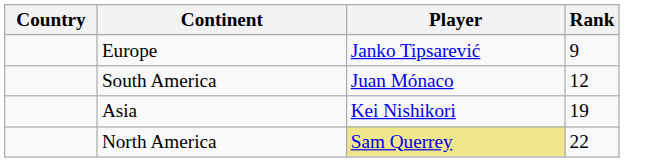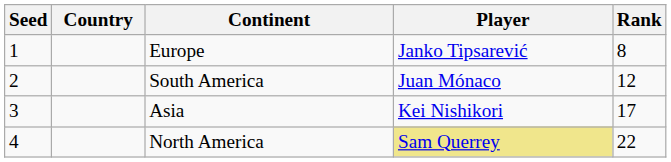+ column: (28, 19)
(574, 50) 9 -> (622, 50) 8
(579, 111) 19 -> (626, 111) 17
